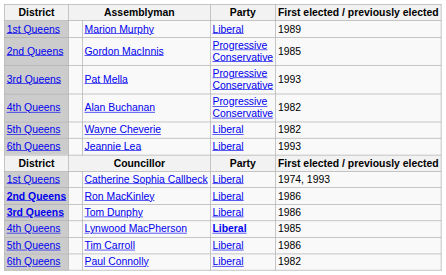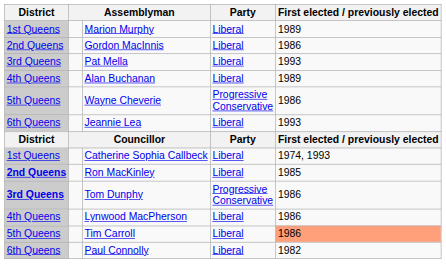(243, 51) Progressive Conservative -> (228, 45) Liberal
(290, 51) 1985 -> (290, 45) 1986
(243, 79) Progressive Conservative -> (228, 62) Liberal
(243, 107) Progressive Conservative -> (228, 78) Liberal
(290, 107) 1982 -> (290, 78) 1989
(228, 130) Liberal -> (243, 101) Progressive Conservative
(290, 130) 1982 -> (290, 101) 1986
(290, 196) 1986 -> (290, 172) 1985
(228, 212) Liberal -> (243, 195) Progressive Conservative
(229, 229) bold -> (228, 217) normal
(290, 229) 1985 -> (290, 217) 1986
(290, 245) no background -> (290, 234) lightsalmon background
